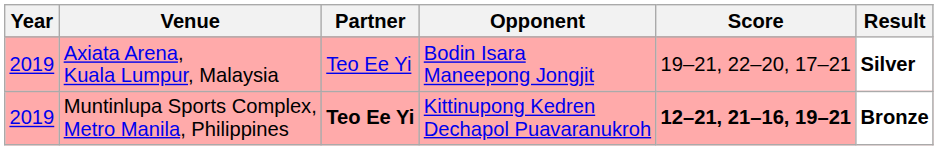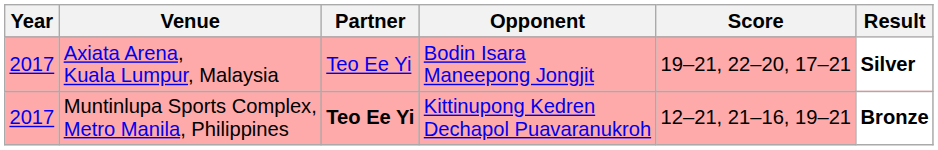(32, 64) 2019 -> (32, 64) 2017
(32, 118) 2019 -> (32, 118) 2017
(756, 118) bold -> (756, 118) normal
